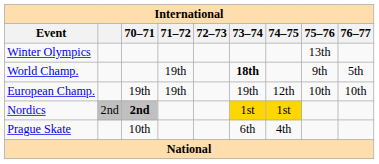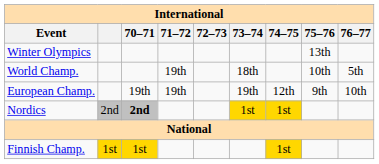(248, 71) bold -> (248, 71) normal
(320, 71) 9th -> (320, 71) 10th
(320, 91) 10th -> (320, 91) 9th
- row: (39, 129)
+ row: (46, 149)
